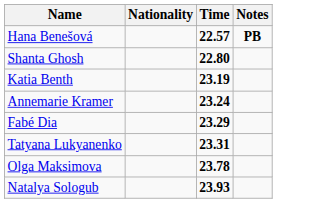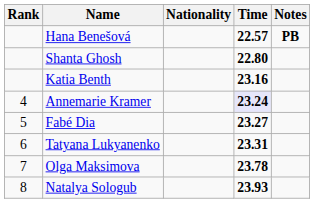+ column: (23, 15)
(215, 79) 23.19 -> (253, 79) 23.16
(215, 101) no background -> (253, 101) lavender background
(215, 123) 23.29 -> (253, 123) 23.27
